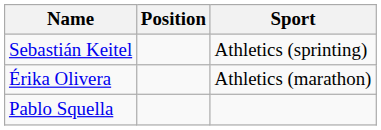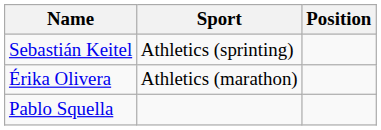columns swapped: (293, 19) <-> (173, 19)
